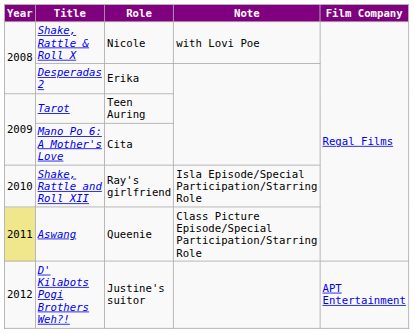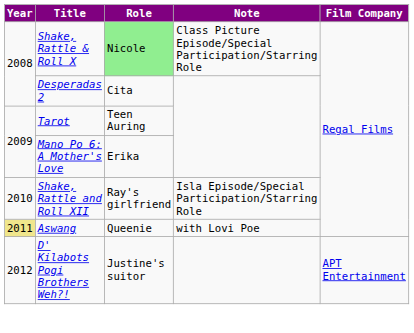(126, 43) no background -> (126, 49) lightgreen background
(218, 43) with Lovi Poe -> (247, 49) Class Picture Episode/Special Participation/Starring Role
(123, 79) Erika -> (120, 91) Cita
(120, 144) Cita -> (123, 156) Erika
(247, 234) Class Picture Episode/Special Participation/Starring Role -> (218, 228) with Lovi Poe
